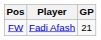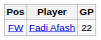(87, 27) 21 -> (87, 27) 22
